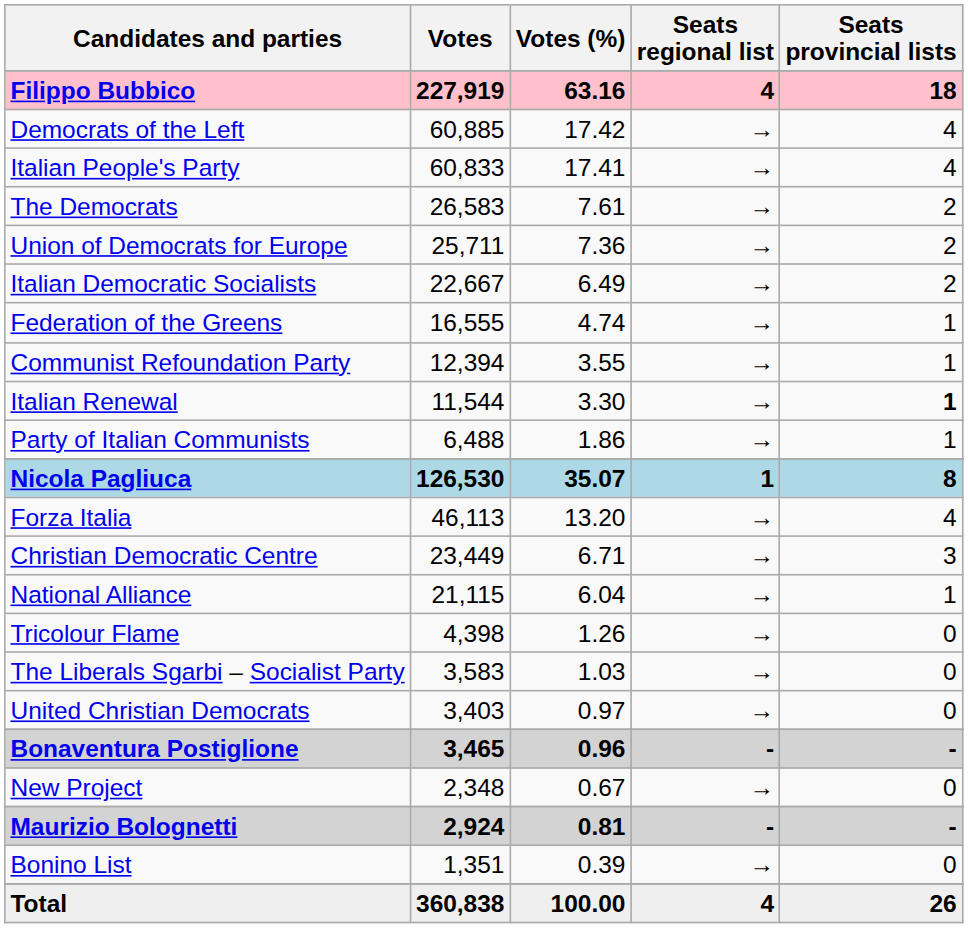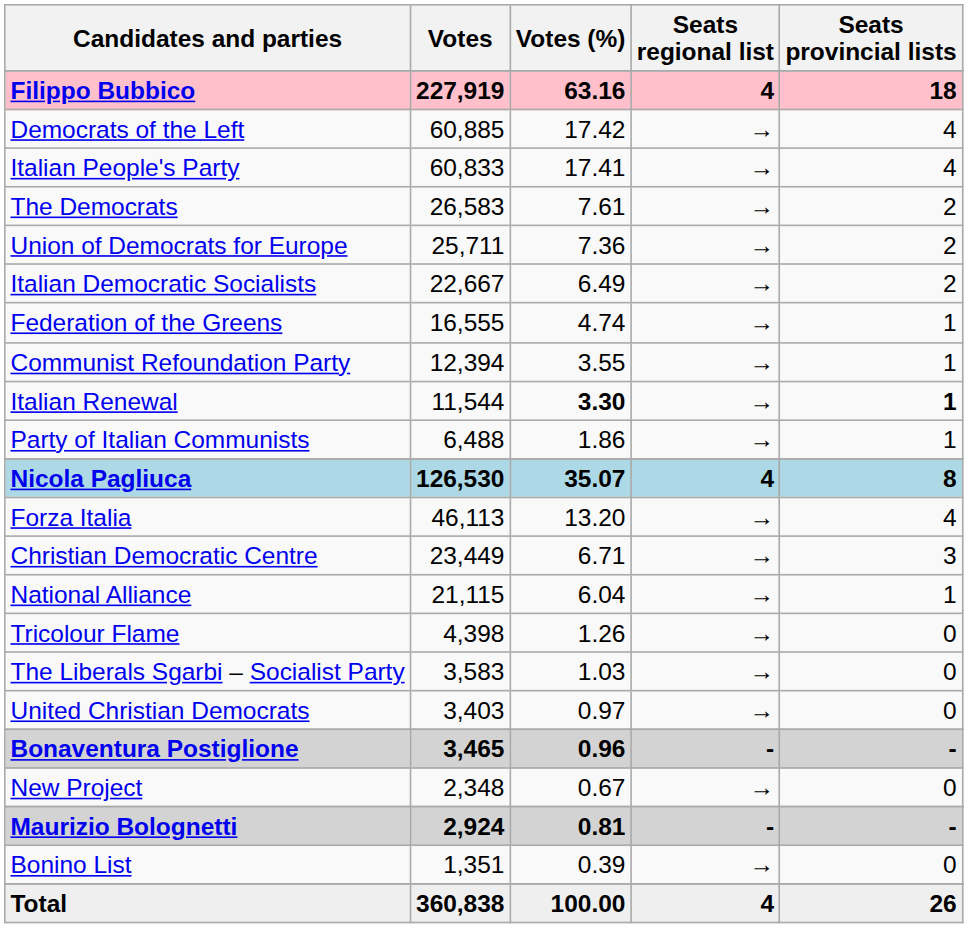(602, 400) normal -> (602, 400) bold
(767, 478) 1 -> (767, 478) 4
